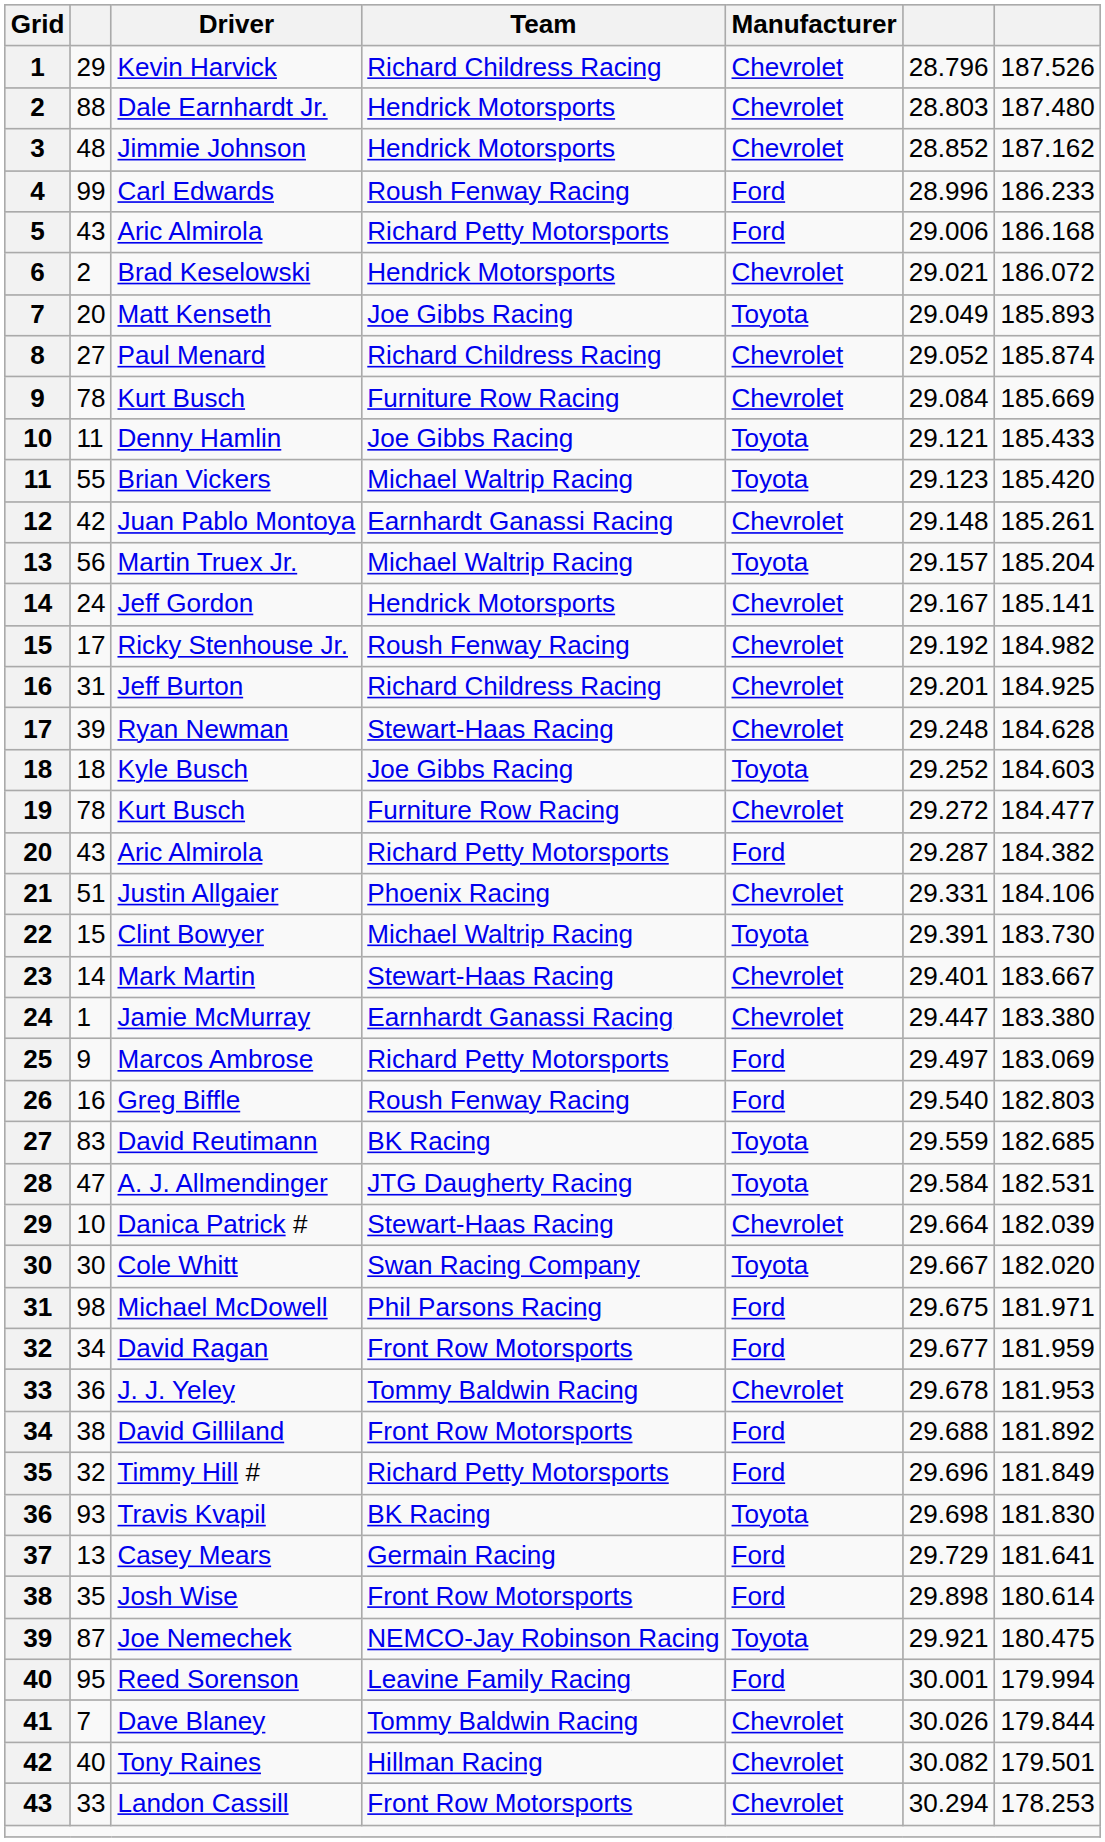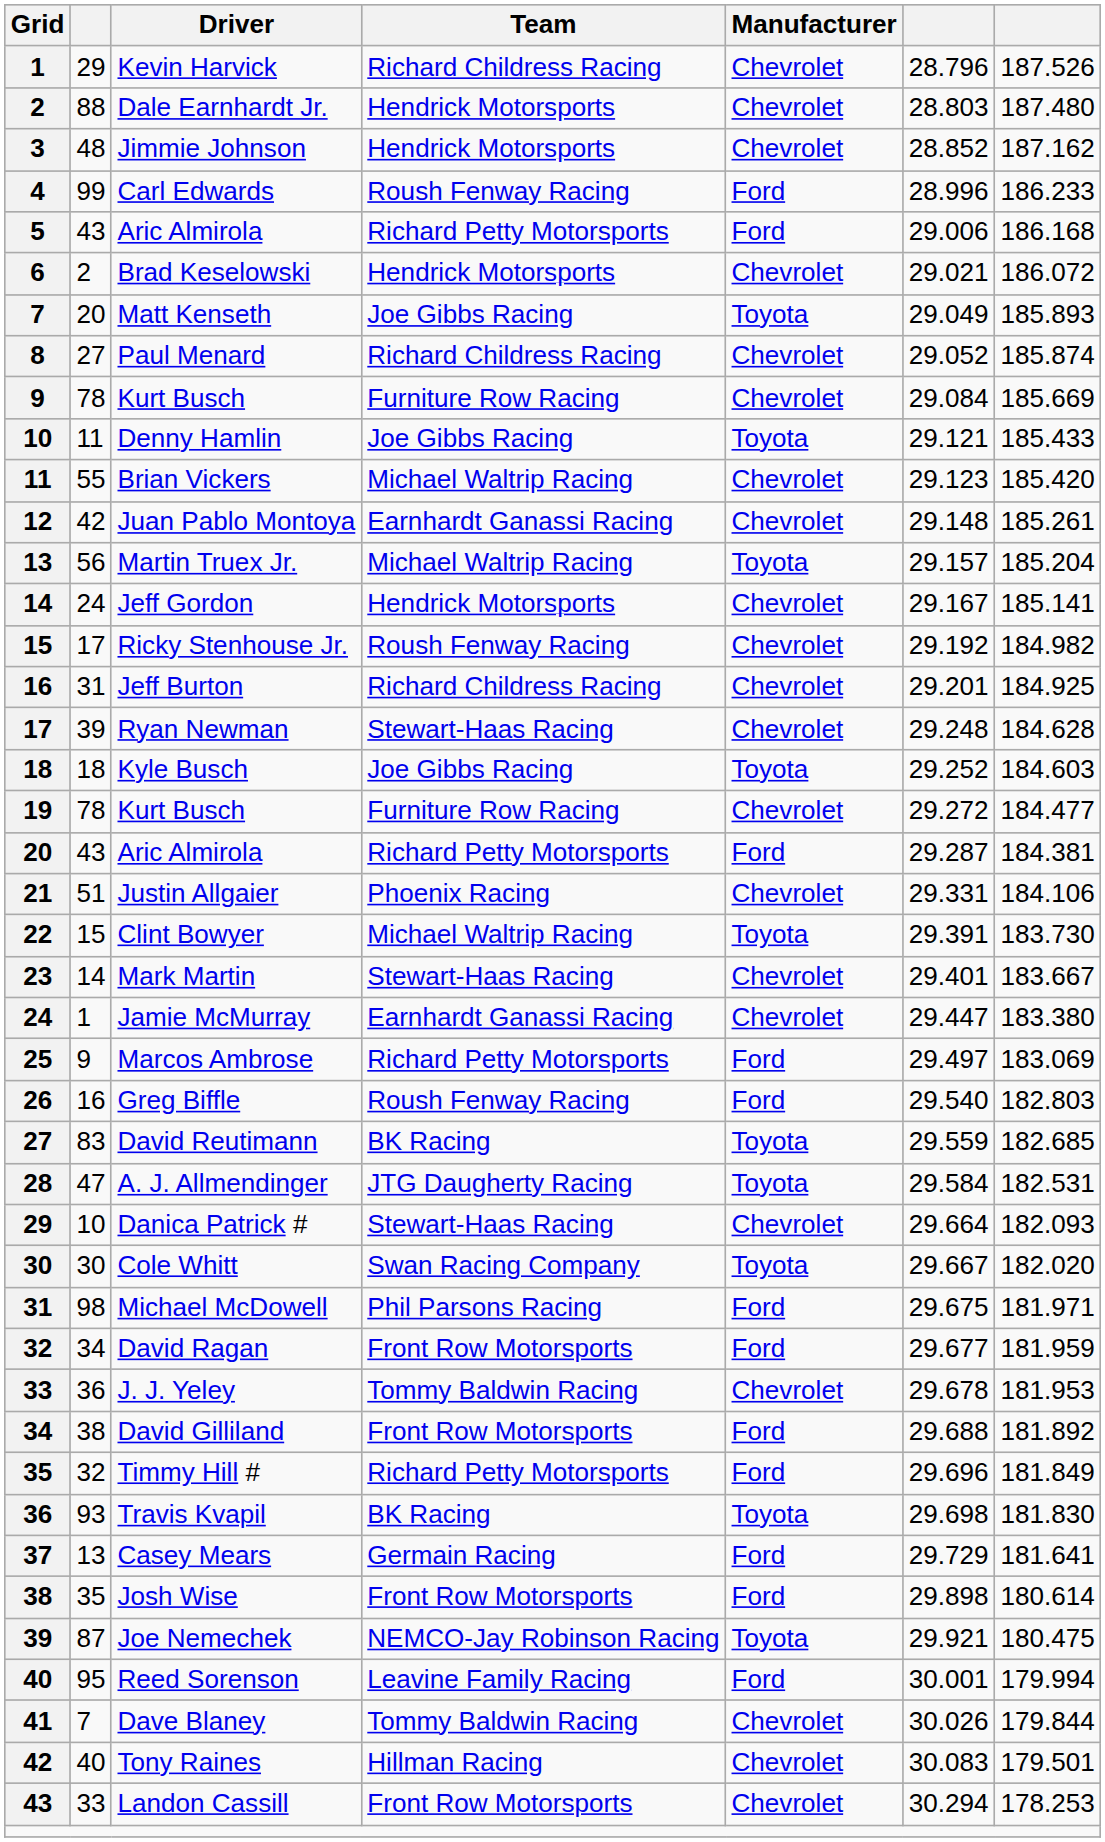(770, 480) Toyota -> (787, 480) Chevrolet
(1048, 852) 184.382 -> (1048, 852) 184.381
(1048, 1224) 182.039 -> (1048, 1224) 182.093
(949, 1762) 30.082 -> (949, 1762) 30.083
